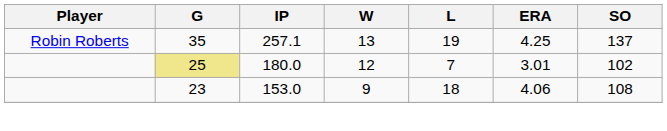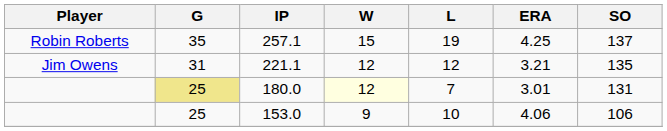(366, 41) 13 -> (366, 41) 15
+ row: (282, 65)
(366, 65) no background -> (366, 89) lightyellow background
(620, 65) 102 -> (620, 89) 131
(197, 89) 23 -> (197, 114) 25
(451, 89) 18 -> (451, 114) 10
(620, 89) 108 -> (620, 114) 106
